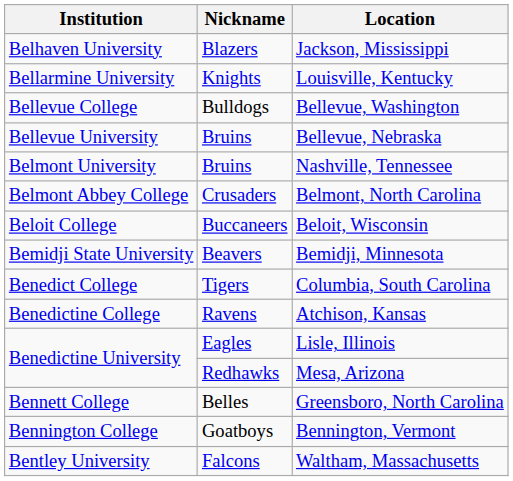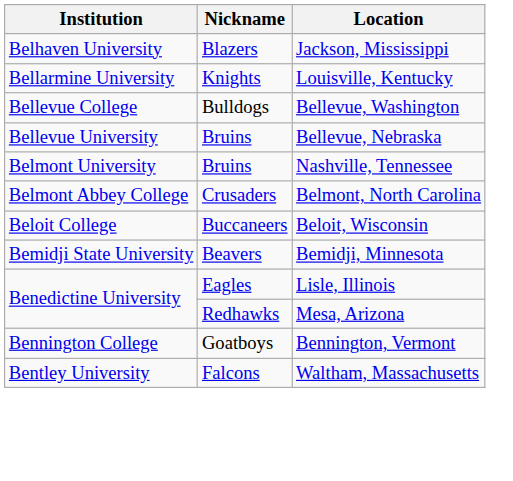- row: (393, 284)
- row: (361, 313)
- row: (400, 401)
